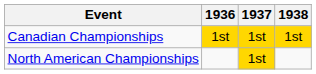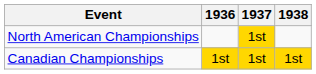rows swapped: (103, 58) <-> (85, 36)
